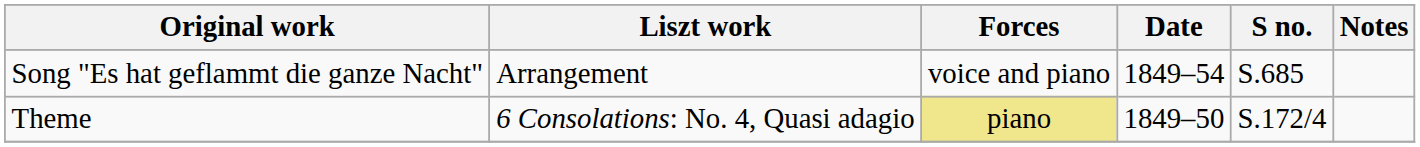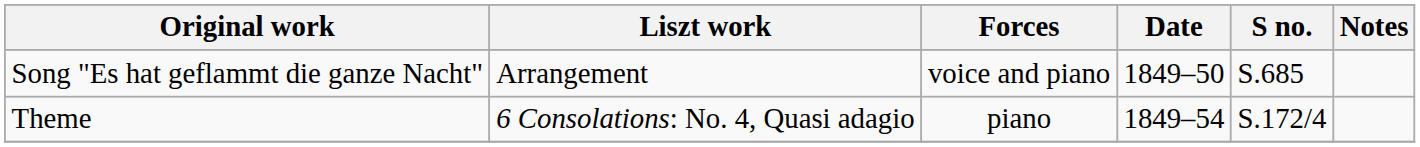(1174, 73) 1849–54 -> (1174, 73) 1849–50
(1019, 118) khaki background -> (1019, 118) no background
(1174, 118) 1849–50 -> (1174, 118) 1849–54
